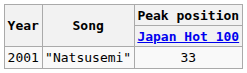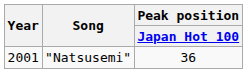(188, 57) 33 -> (188, 57) 36
